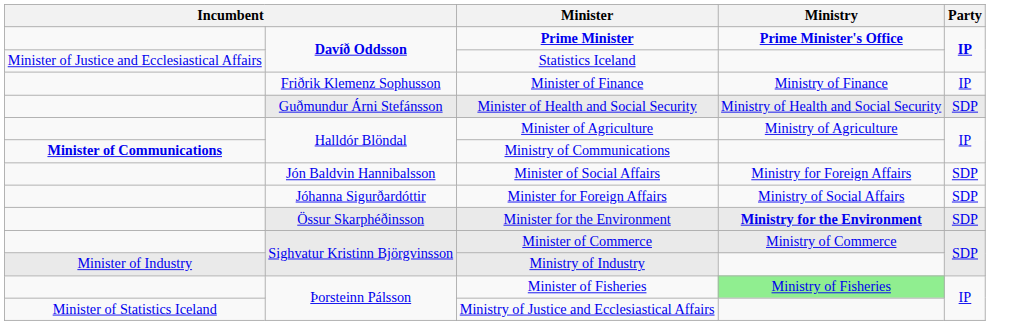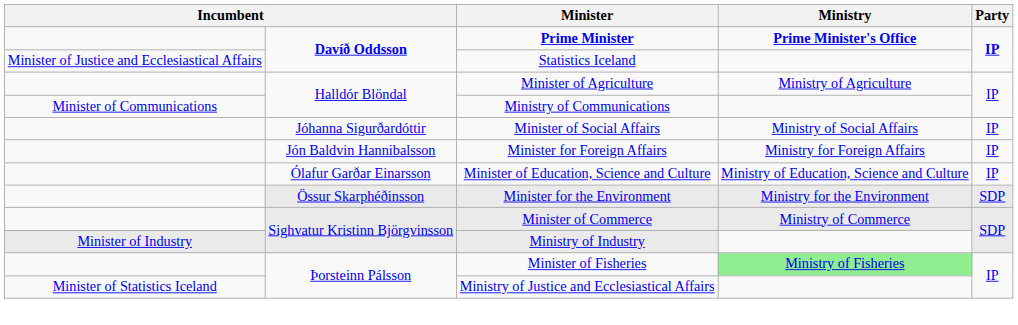- row: (587, 83)
- row: (587, 106)
(135, 151) bold -> (135, 106) normal
(361, 173) Jón Baldvin Hannibalsson -> (361, 128) Jóhanna Sigurðardóttir
(831, 173) Ministry for Foreign Affairs -> (845, 128) Ministry of Social Affairs
(965, 173) SDP -> (992, 128) IP
(361, 196) Jóhanna Sigurðardóttir -> (361, 151) Jón Baldvin Hannibalsson
(831, 196) Ministry of Social Affairs -> (845, 151) Ministry for Foreign Affairs
(965, 196) SDP -> (992, 151) IP
+ row: (587, 173)
(831, 219) bold -> (845, 196) normal
